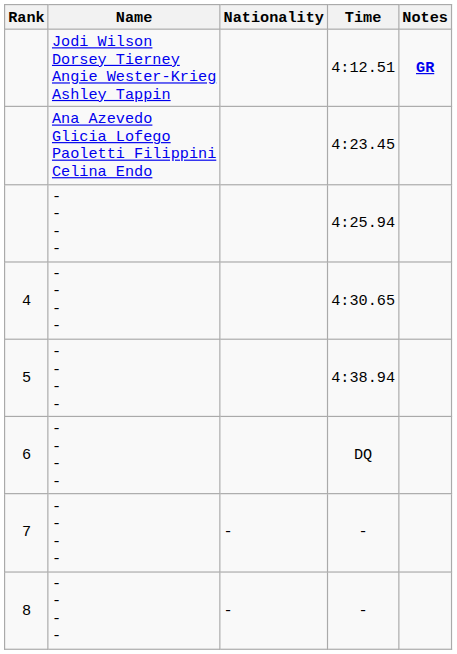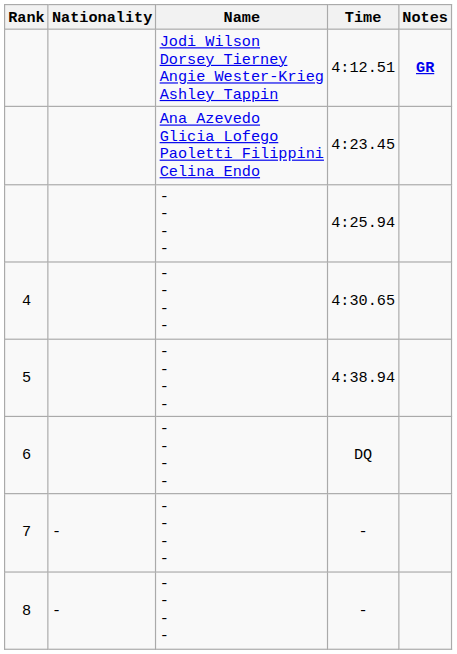columns swapped: (134, 17) <-> (274, 17)
